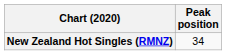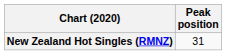(198, 41) 34 -> (198, 41) 31
